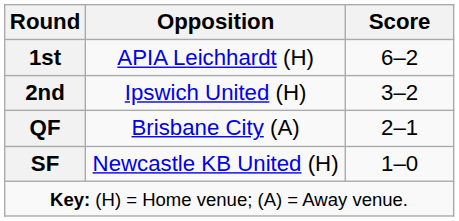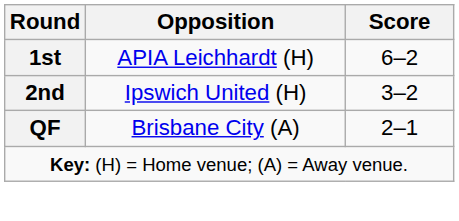- row: (45, 163)
